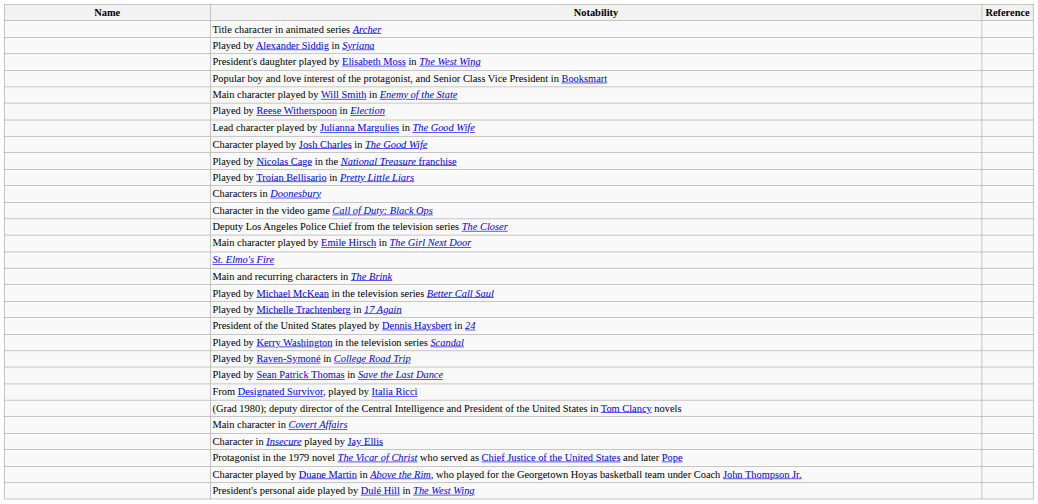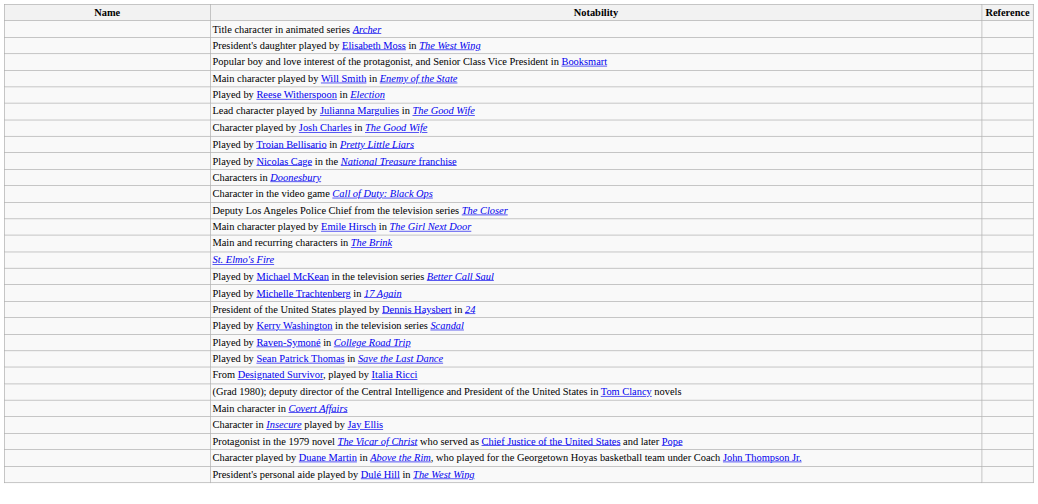- row: (294, 45)
rows swapped: (335, 161) <-> (313, 177)
rows swapped: (302, 276) <-> (243, 260)
